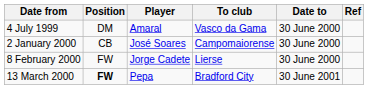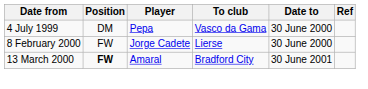(146, 28) Amaral -> (141, 28) Pepa
- row: (41, 44)
(141, 76) Pepa -> (146, 60) Amaral
